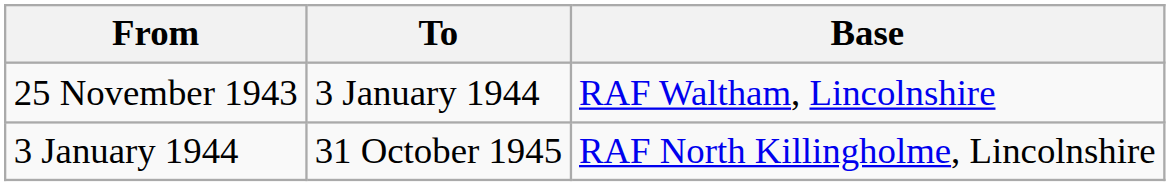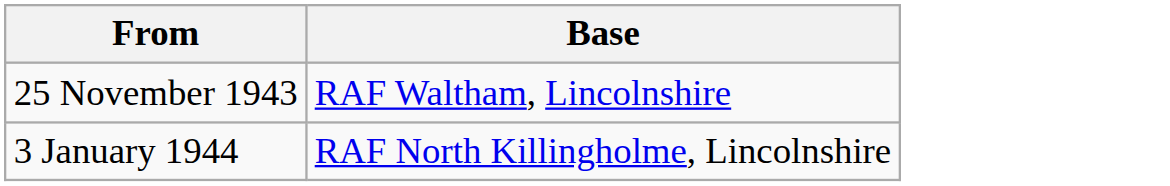- column: (438, 33)
